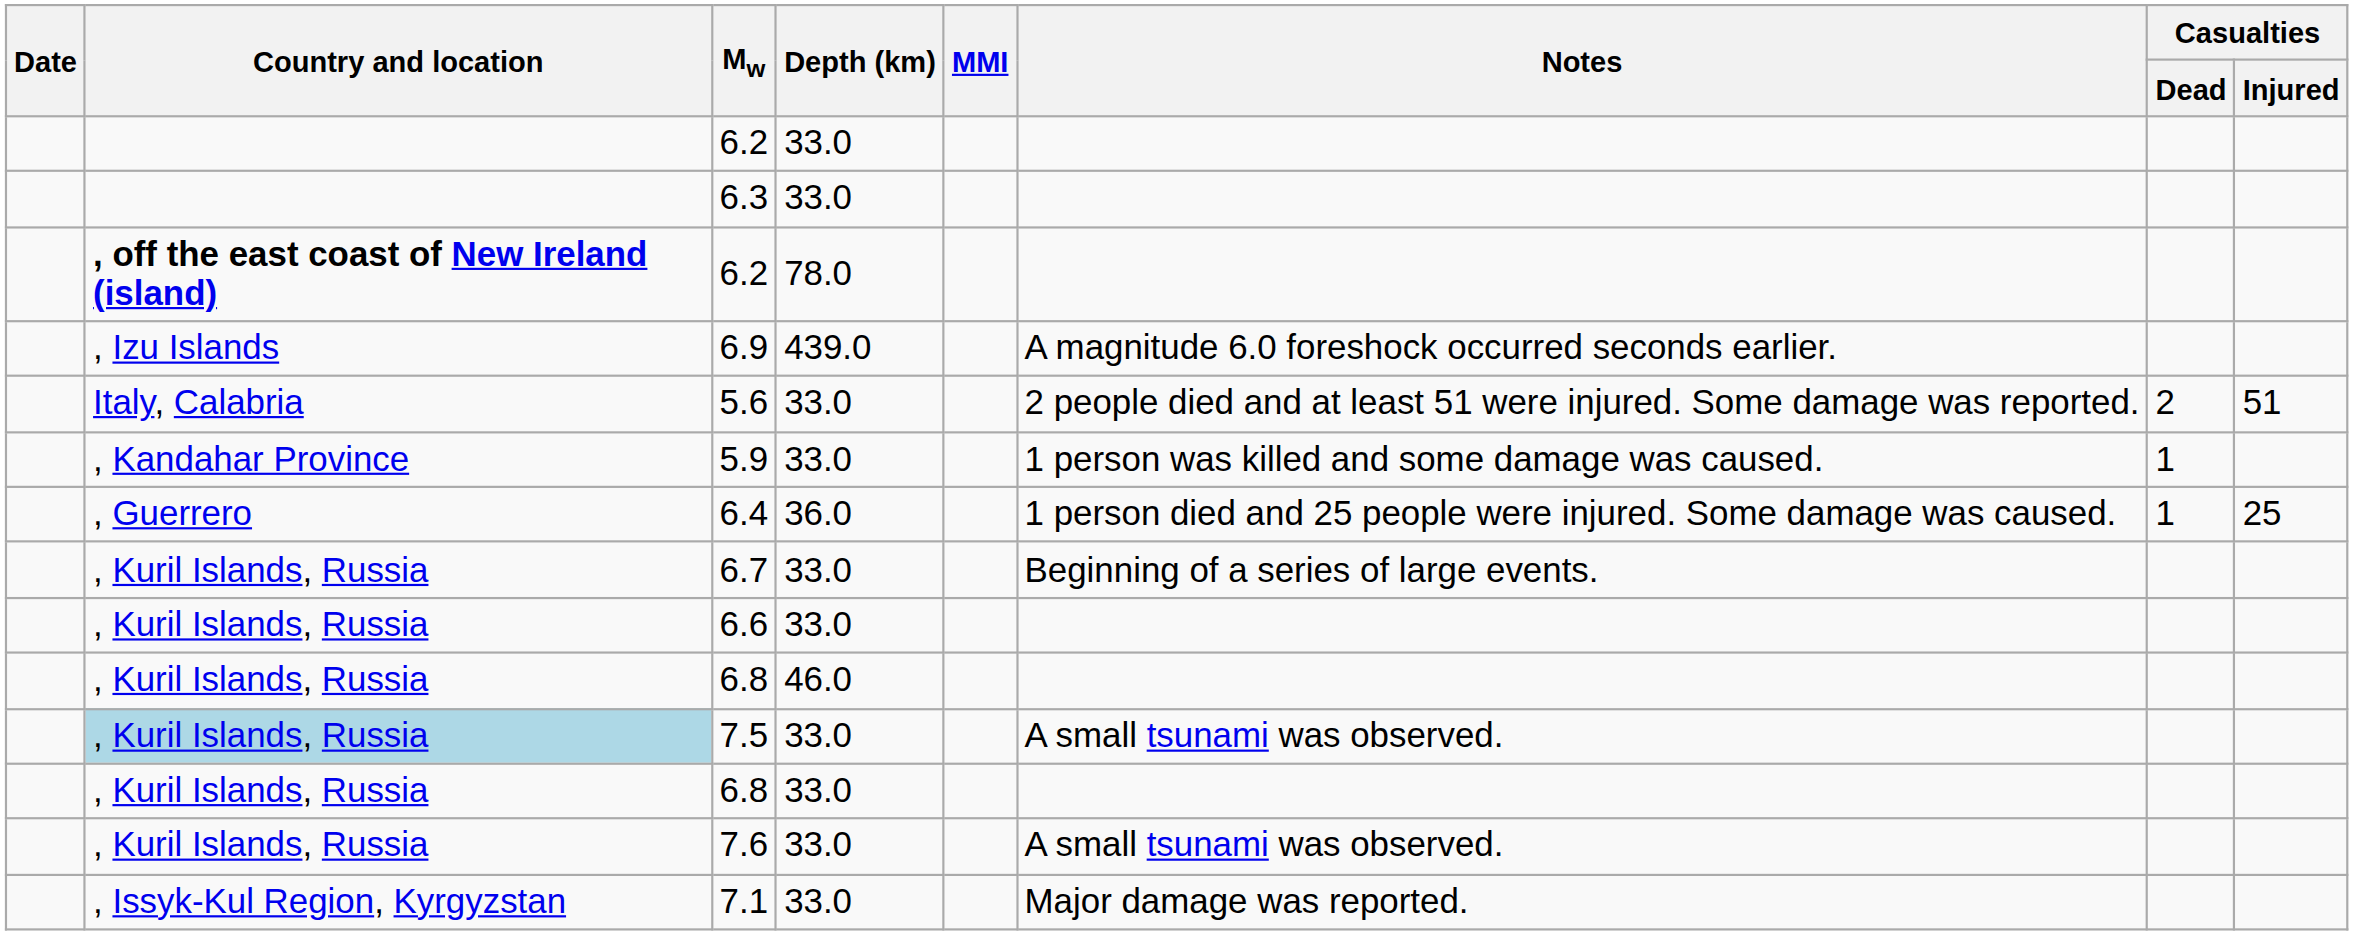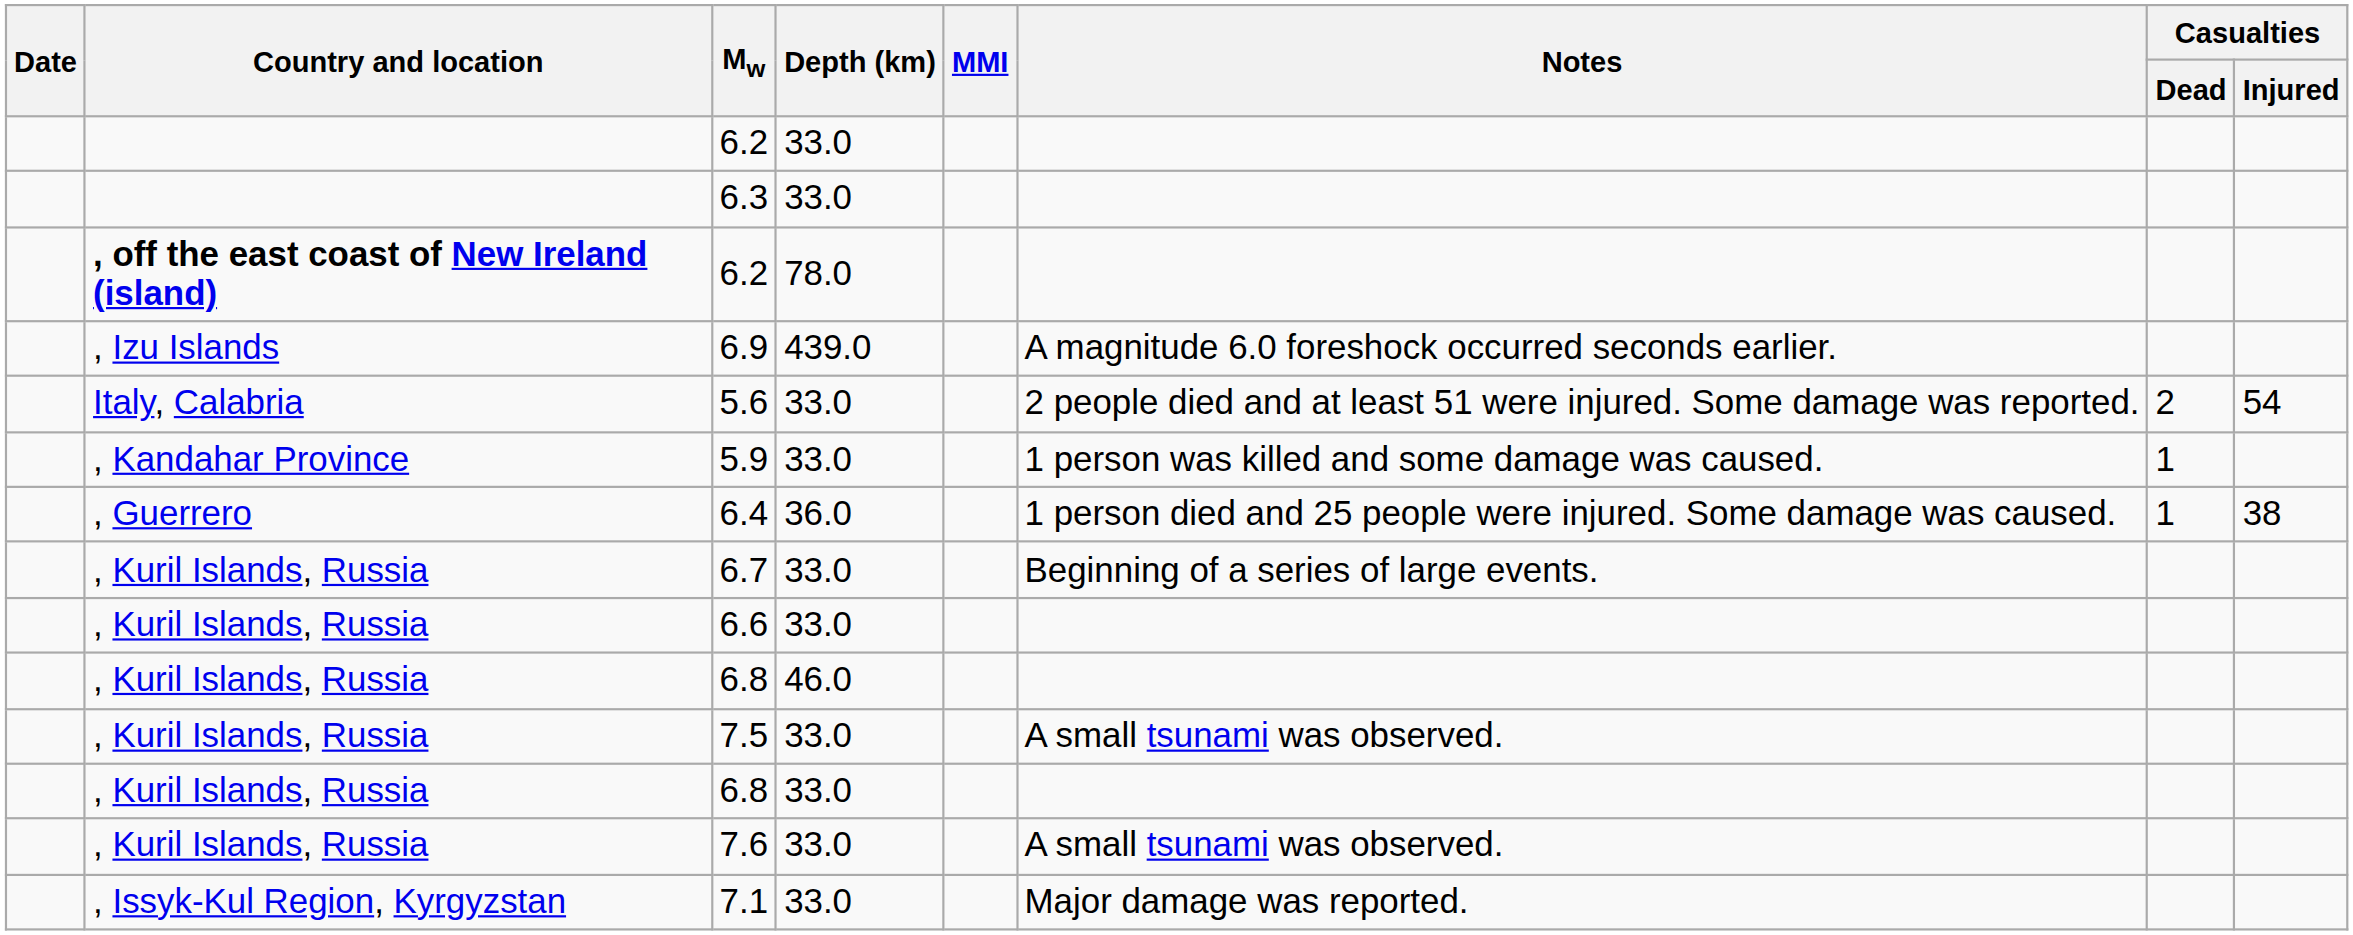(2262, 403) 51 -> (2262, 403) 54
(2262, 513) 25 -> (2262, 513) 38
(261, 735) lightblue background -> (261, 735) no background
